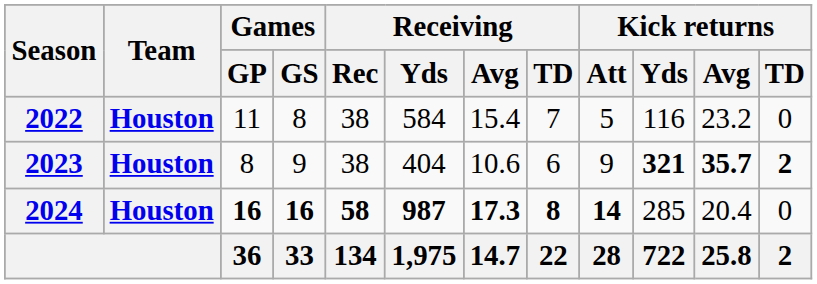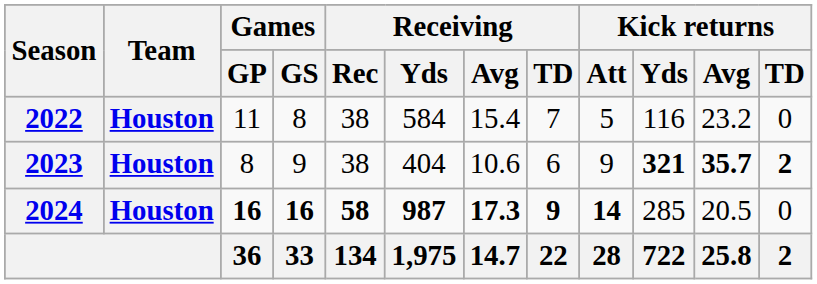(553, 210) 8 -> (553, 210) 9
(726, 210) 20.4 -> (726, 210) 20.5
